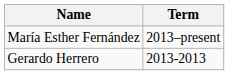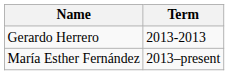rows swapped: (53, 59) <-> (74, 37)
